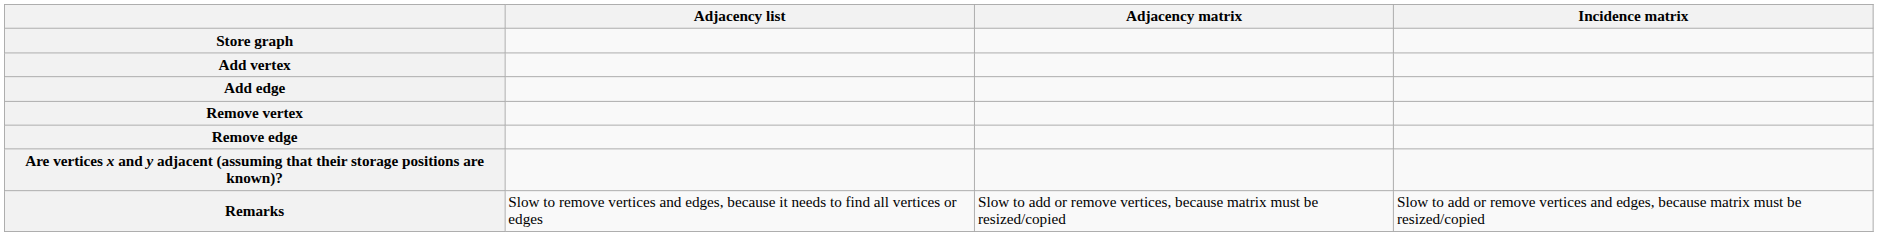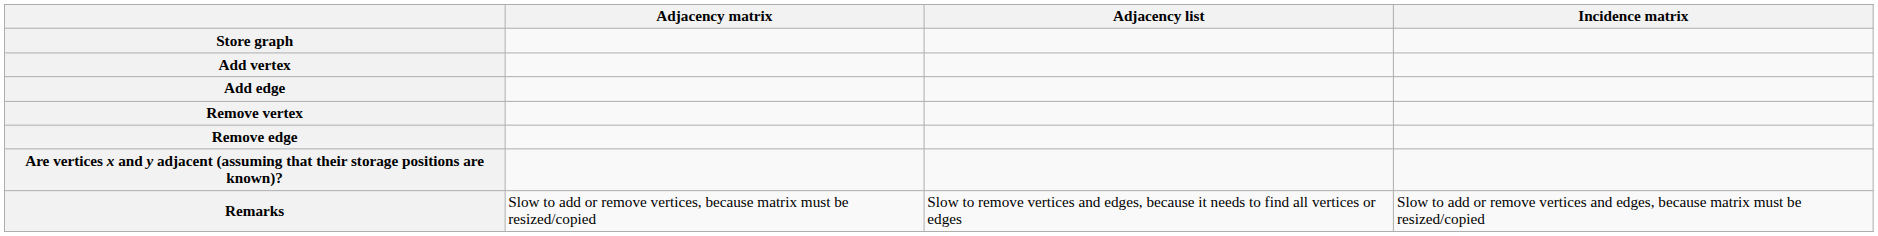columns swapped: (740, 16) <-> (1184, 16)
